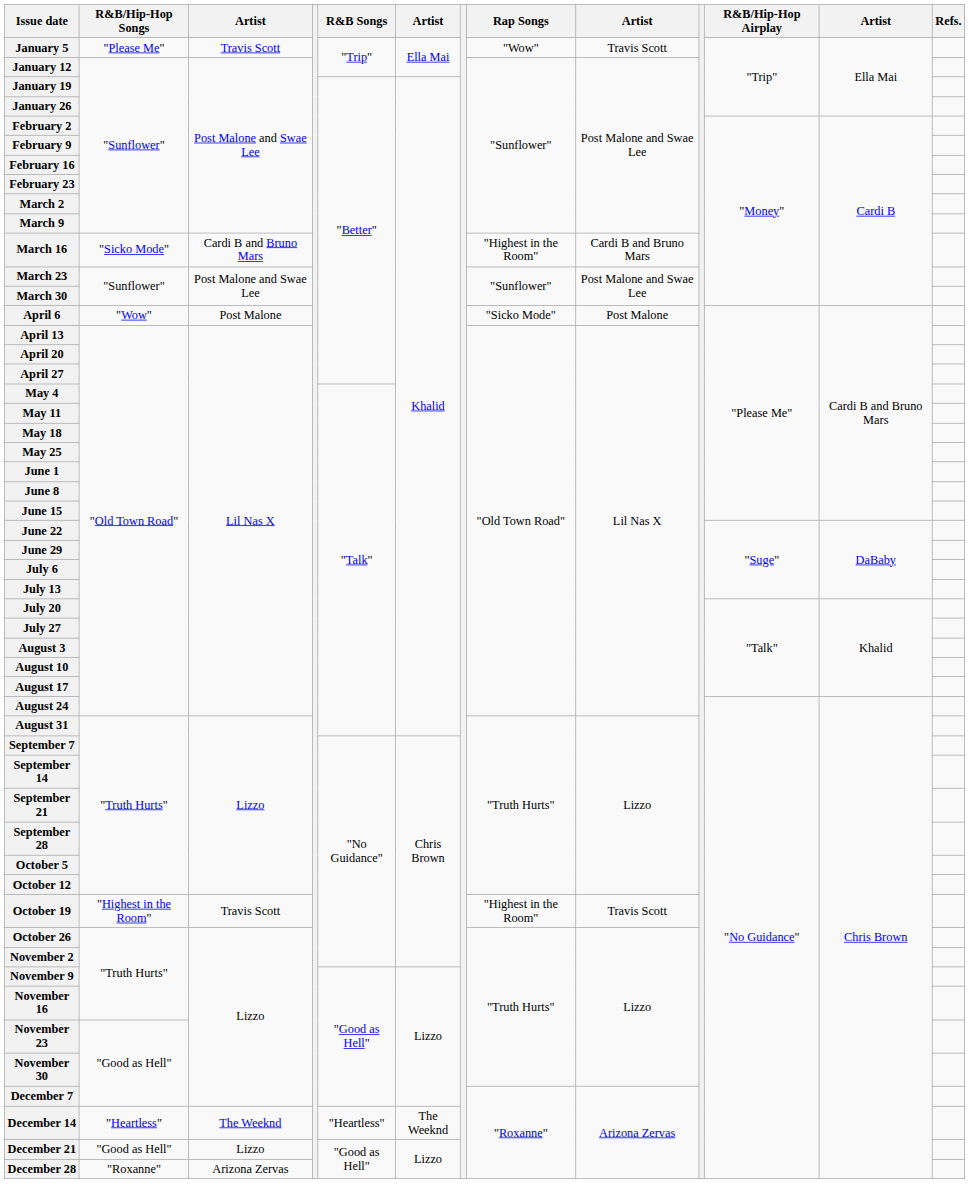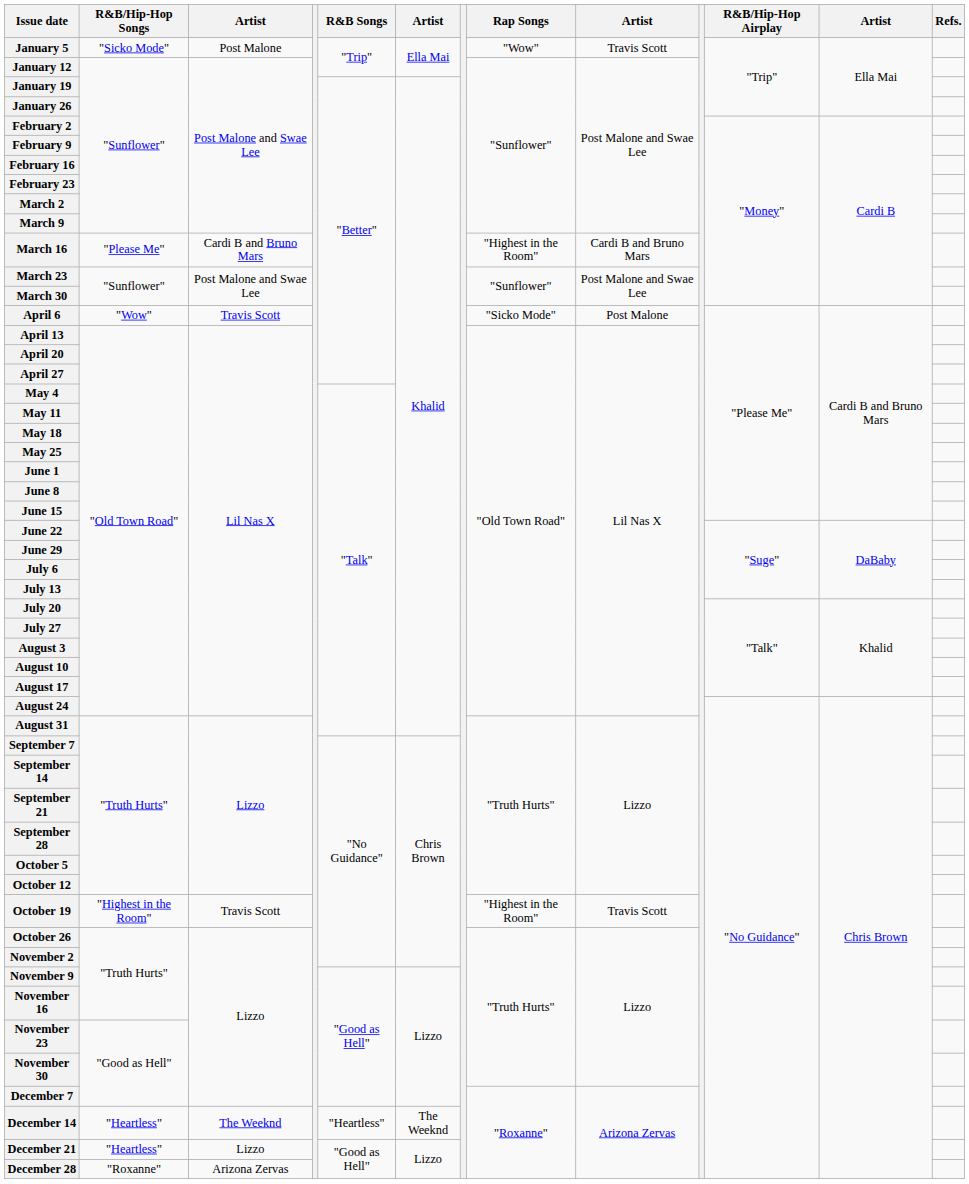(134, 47) "Please Me" -> (134, 47) "Sicko Mode"
(250, 47) Travis Scott -> (250, 47) Post Malone
(134, 249) "Sicko Mode" -> (134, 249) "Please Me"
(250, 315) Post Malone -> (250, 315) Travis Scott
(134, 1149) "Good as Hell" -> (134, 1149) "Heartless"
